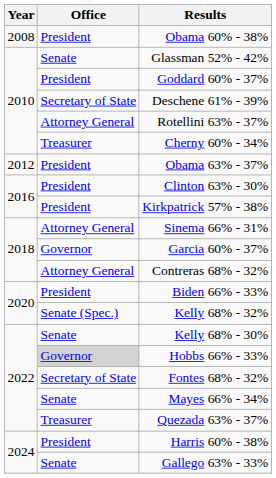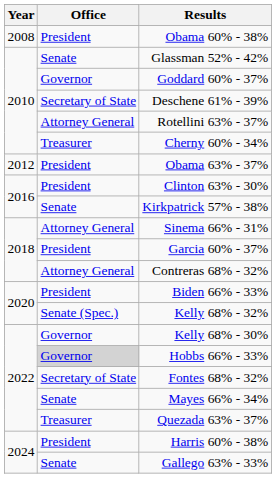(66, 79) President -> (66, 79) Governor
(66, 206) President -> (59, 206) Senate
(66, 249) Governor -> (66, 249) President
(59, 334) Senate -> (66, 334) Governor
